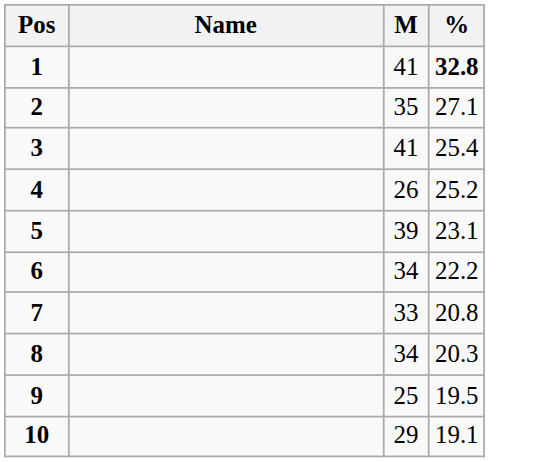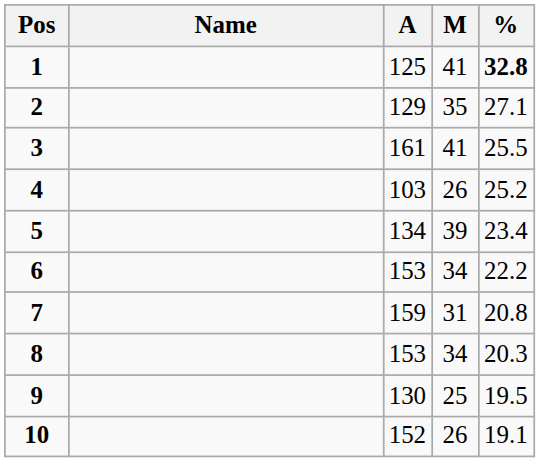+ column: (407, 25)
(457, 148) 25.4 -> (506, 148) 25.5
(457, 230) 23.1 -> (506, 230) 23.4
(406, 313) 33 -> (455, 313) 31
(406, 436) 29 -> (455, 436) 26
